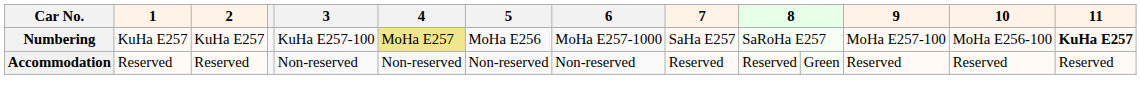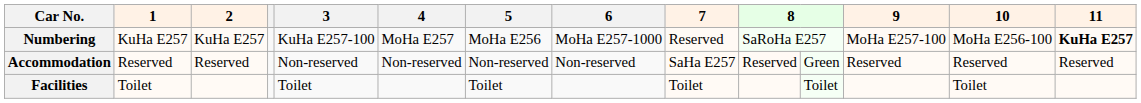(418, 39) khaki background -> (418, 39) no background
(702, 39) SaHa E257 -> (696, 39) Reserved
(696, 62) Reserved -> (702, 62) SaHa E257
+ row: (59, 86)
